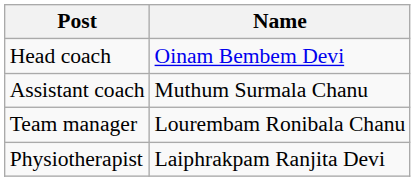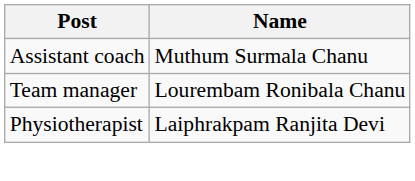- row: (60, 55)
